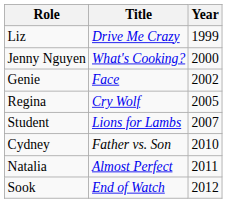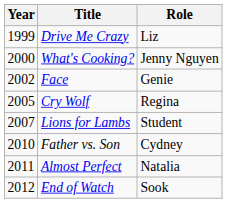columns swapped: (205, 15) <-> (47, 15)
